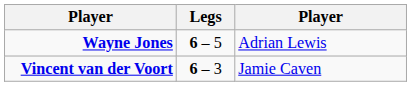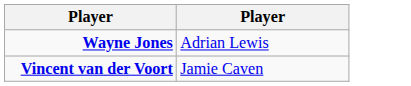- column: (206, 17)
